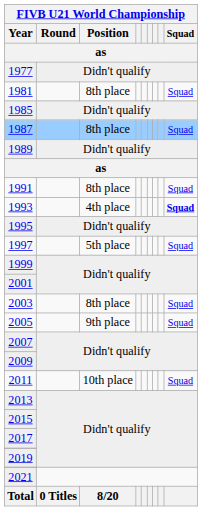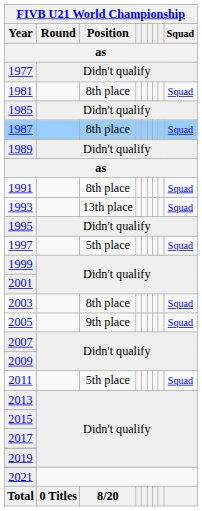(108, 206) 4th place -> (108, 206) 13th place
(180, 206) bold -> (180, 207) normal
(108, 380) 10th place -> (108, 380) 5th place
